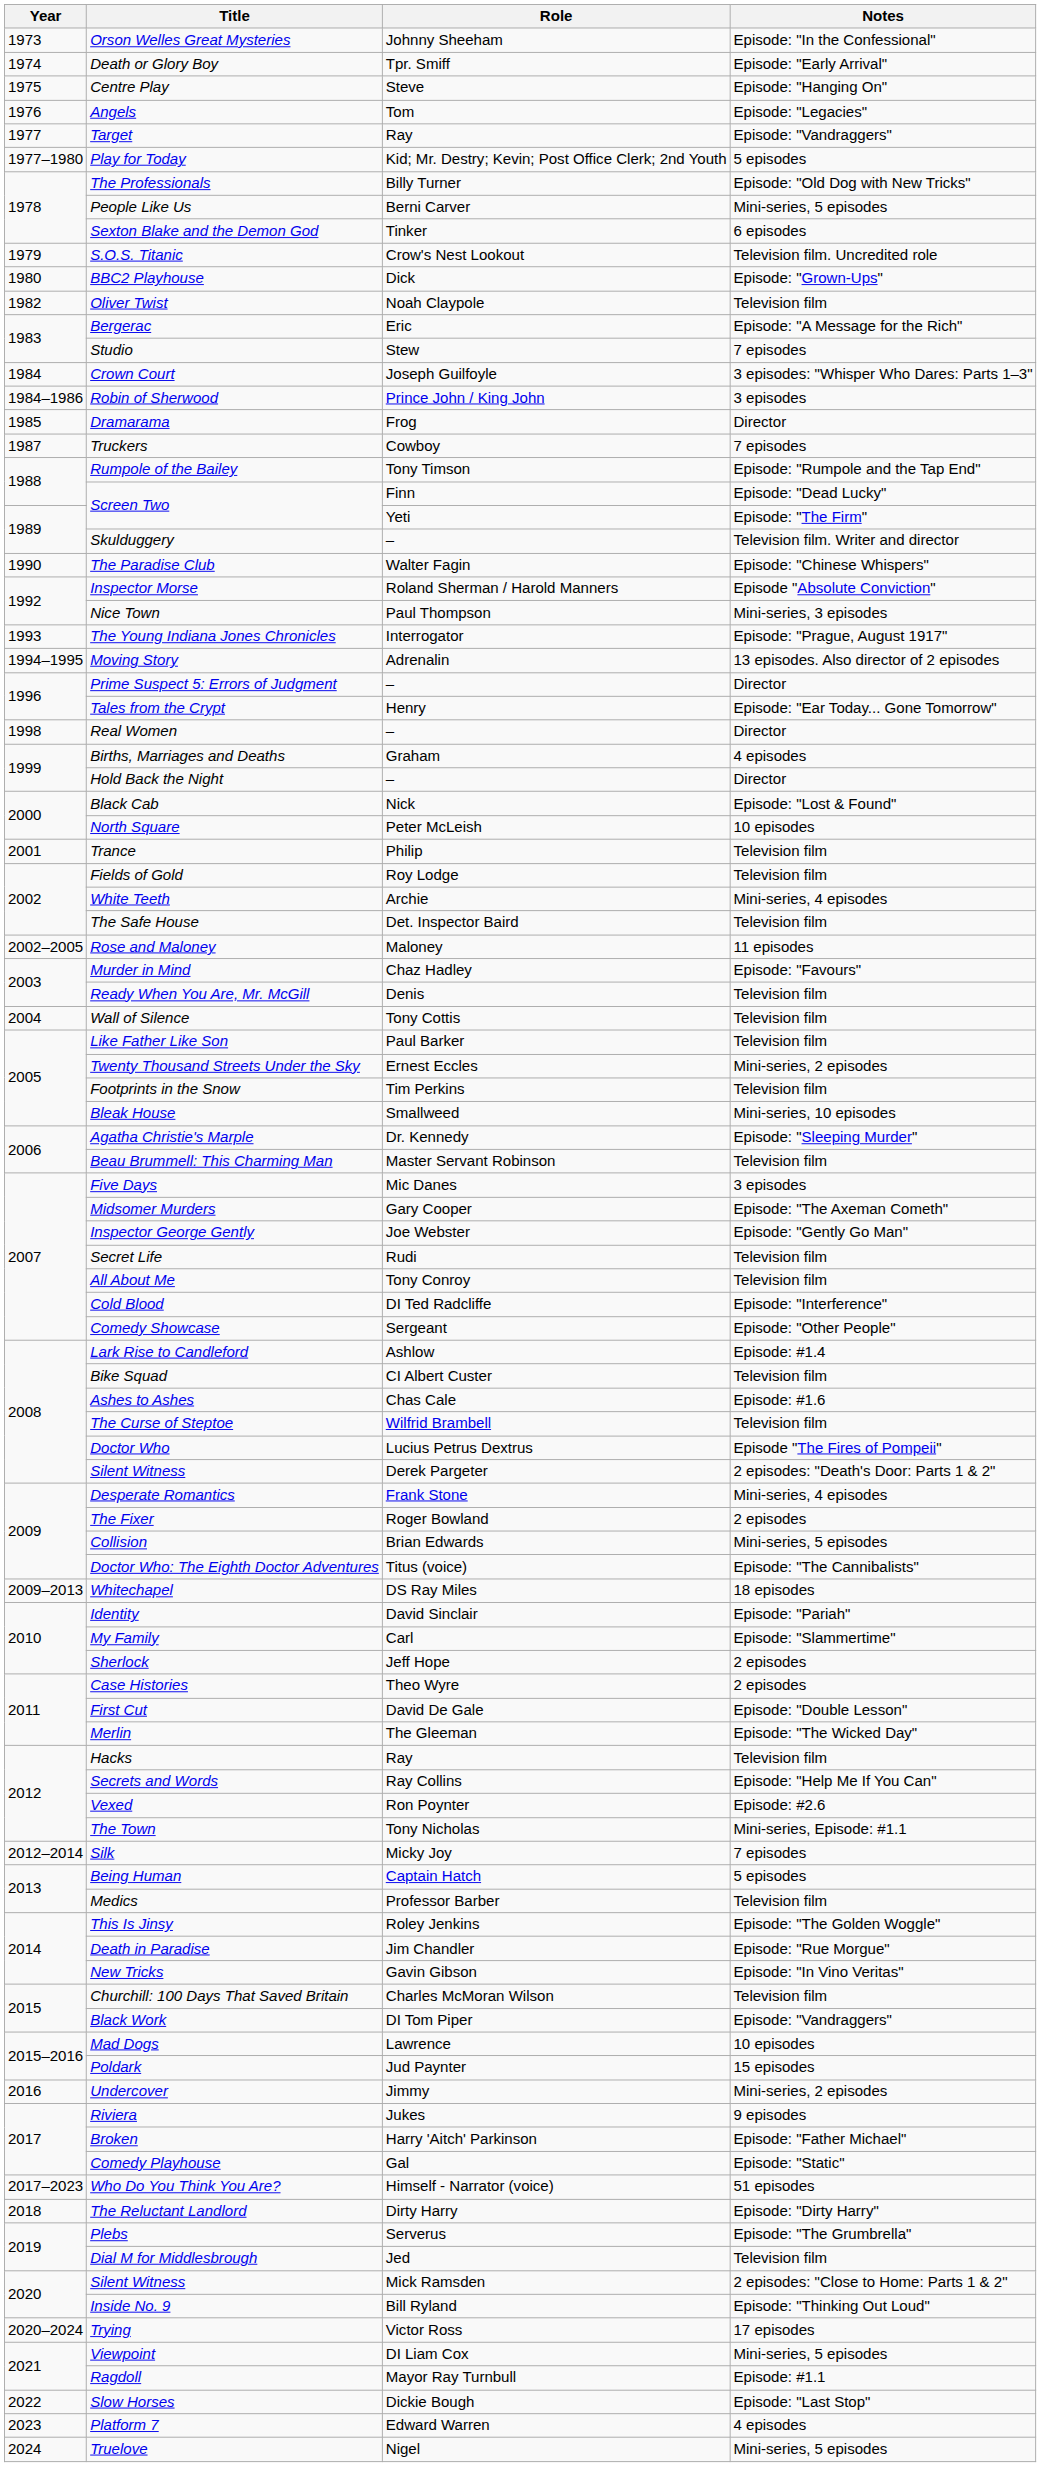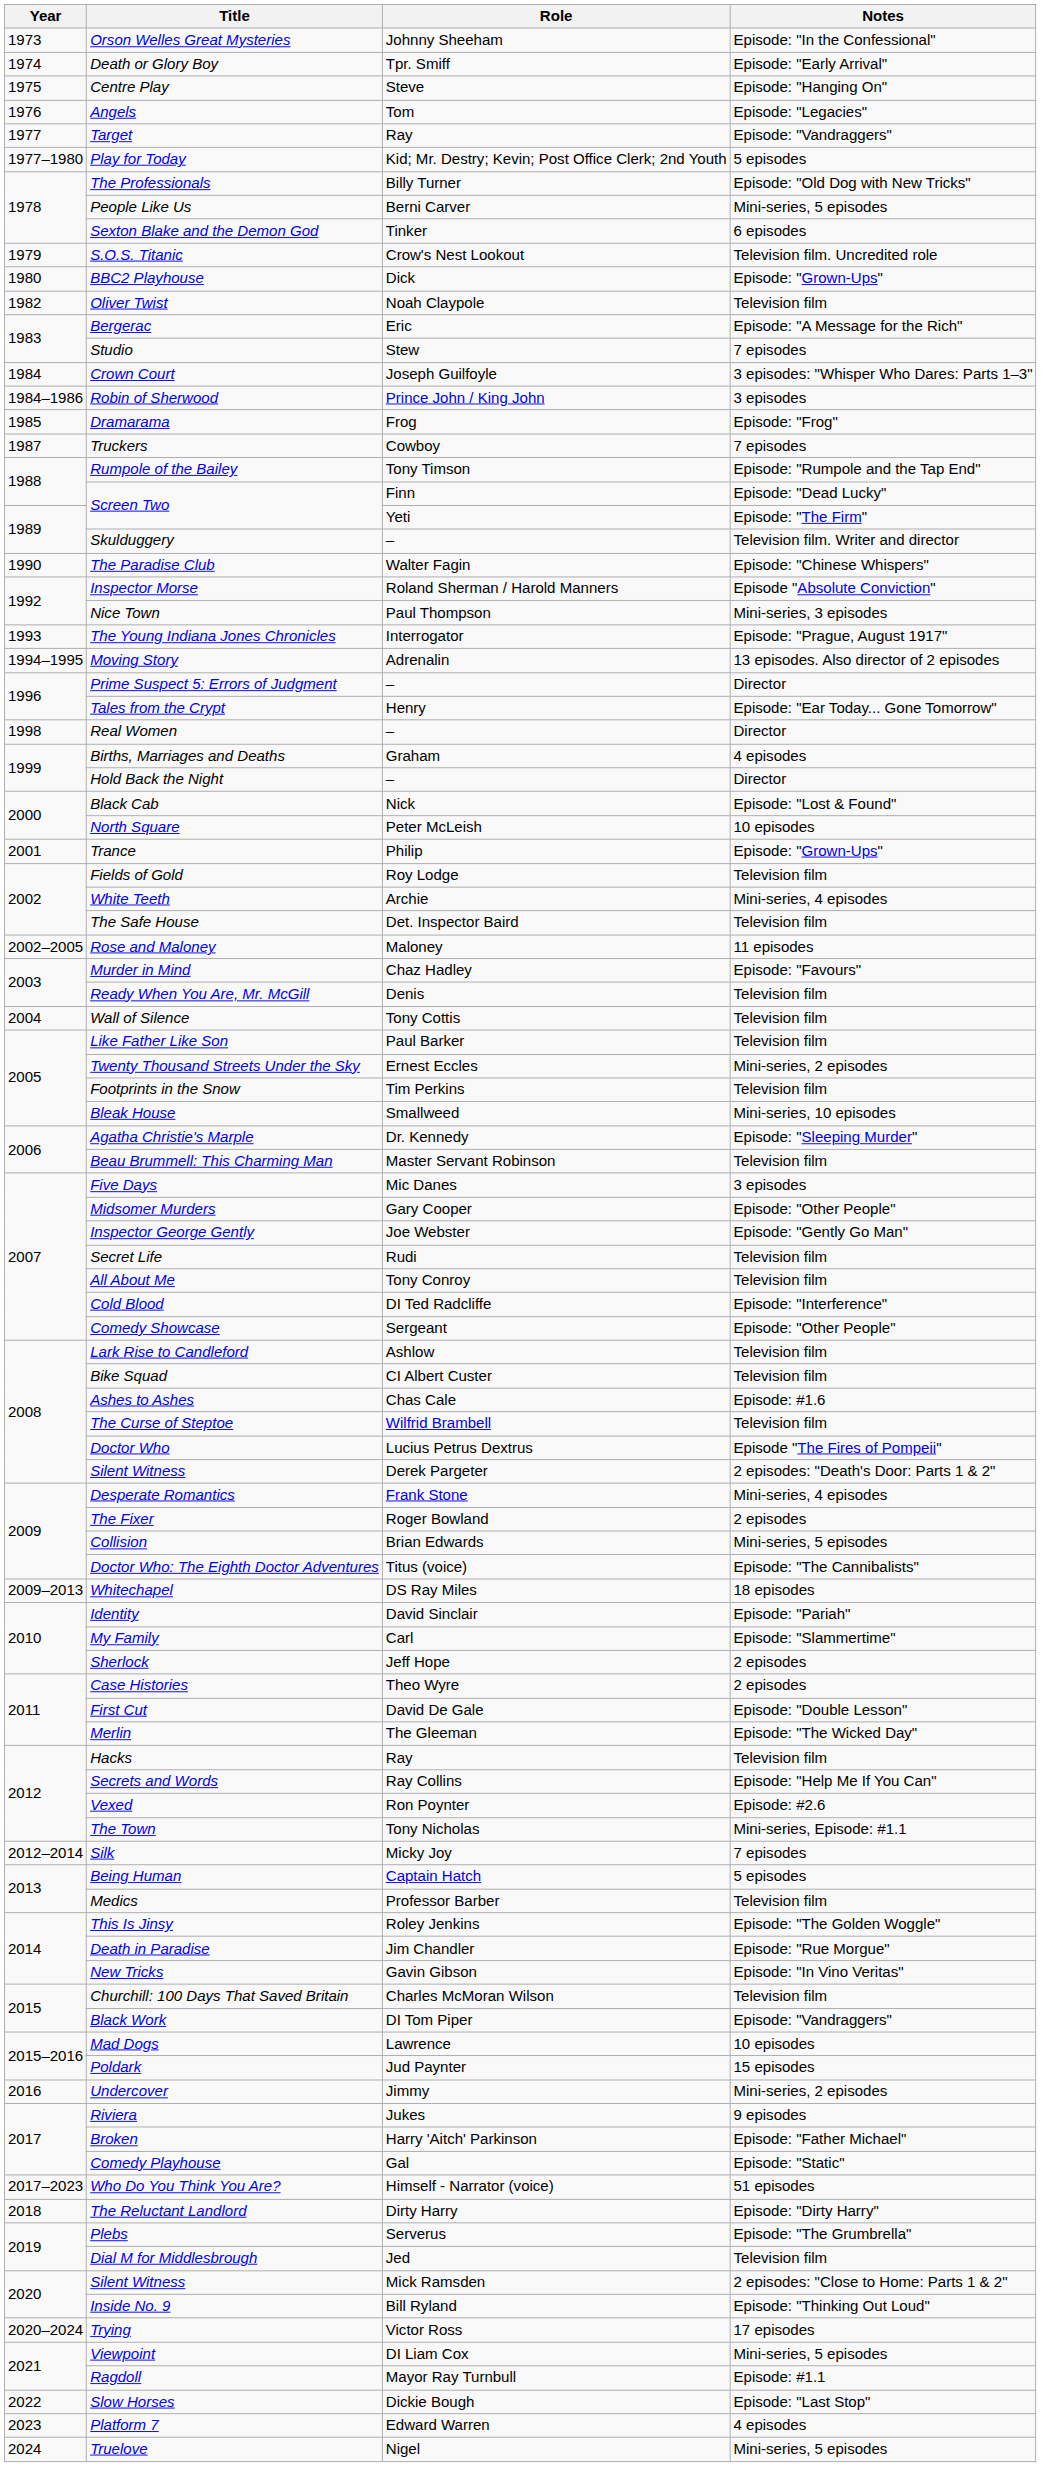(760, 421) Director -> (786, 421) Episode: "Frog"
(780, 851) Television film -> (808, 851) Episode: "Grown-Ups"
(841, 1209) Episode: "The Axeman Cometh" -> (815, 1209) Episode: "Other People"
(779, 1352) Episode: #1.4 -> (780, 1352) Television film
